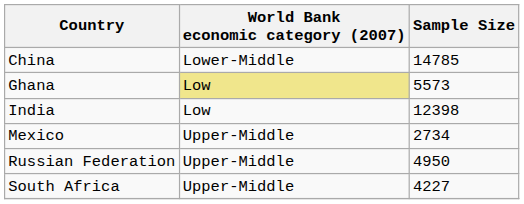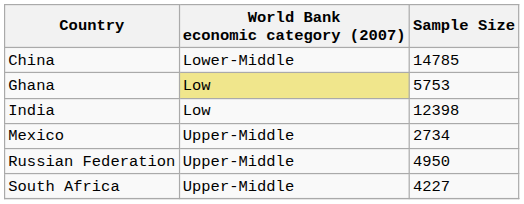(432, 85) 5573 -> (432, 85) 5753
